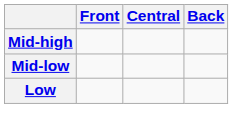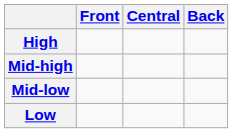+ row: (40, 41)
